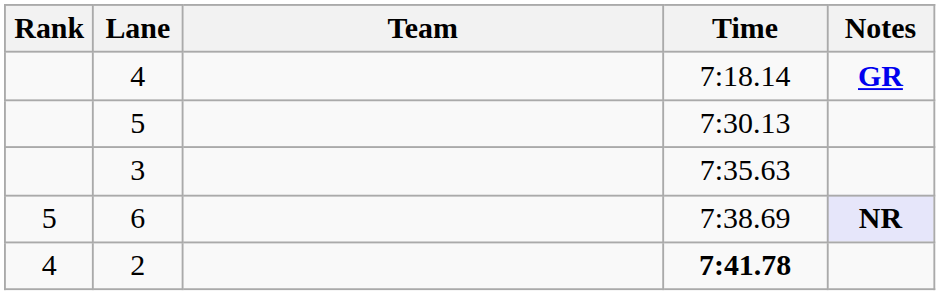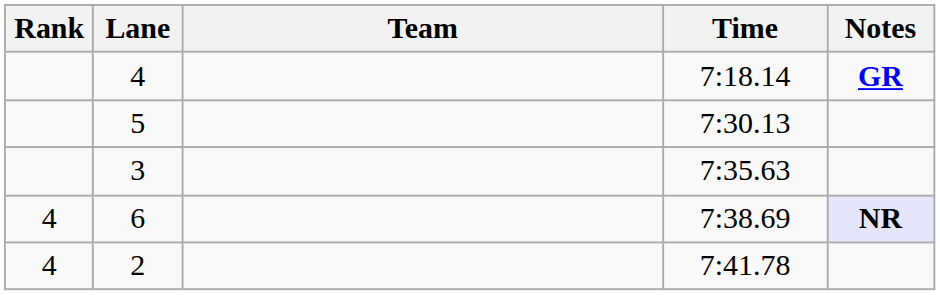(49, 218) 5 -> (49, 218) 4
(745, 265) bold -> (745, 265) normal
